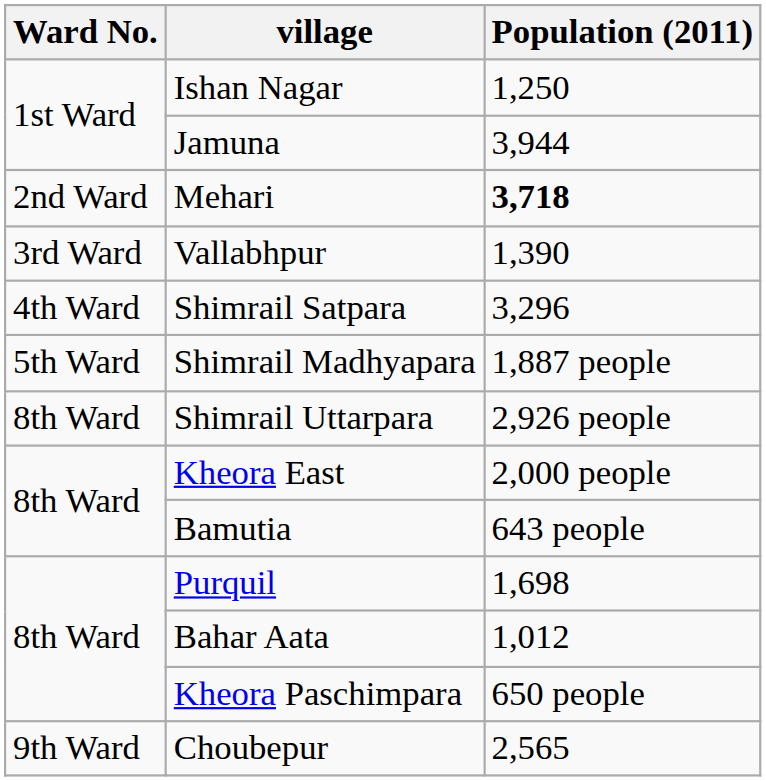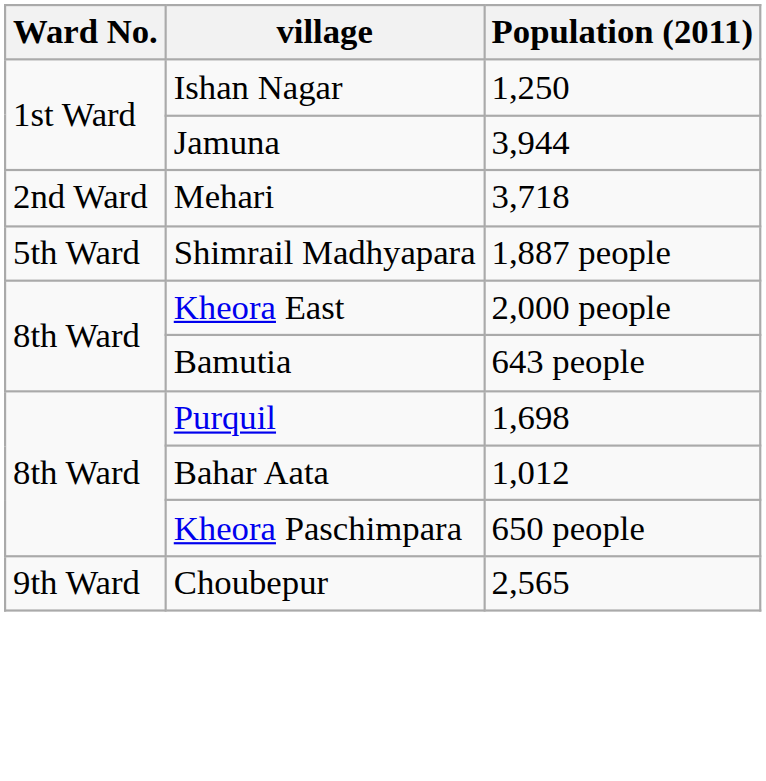(531, 197) bold -> (531, 197) normal
- row: (250, 252)
- row: (290, 307)
- row: (303, 417)
